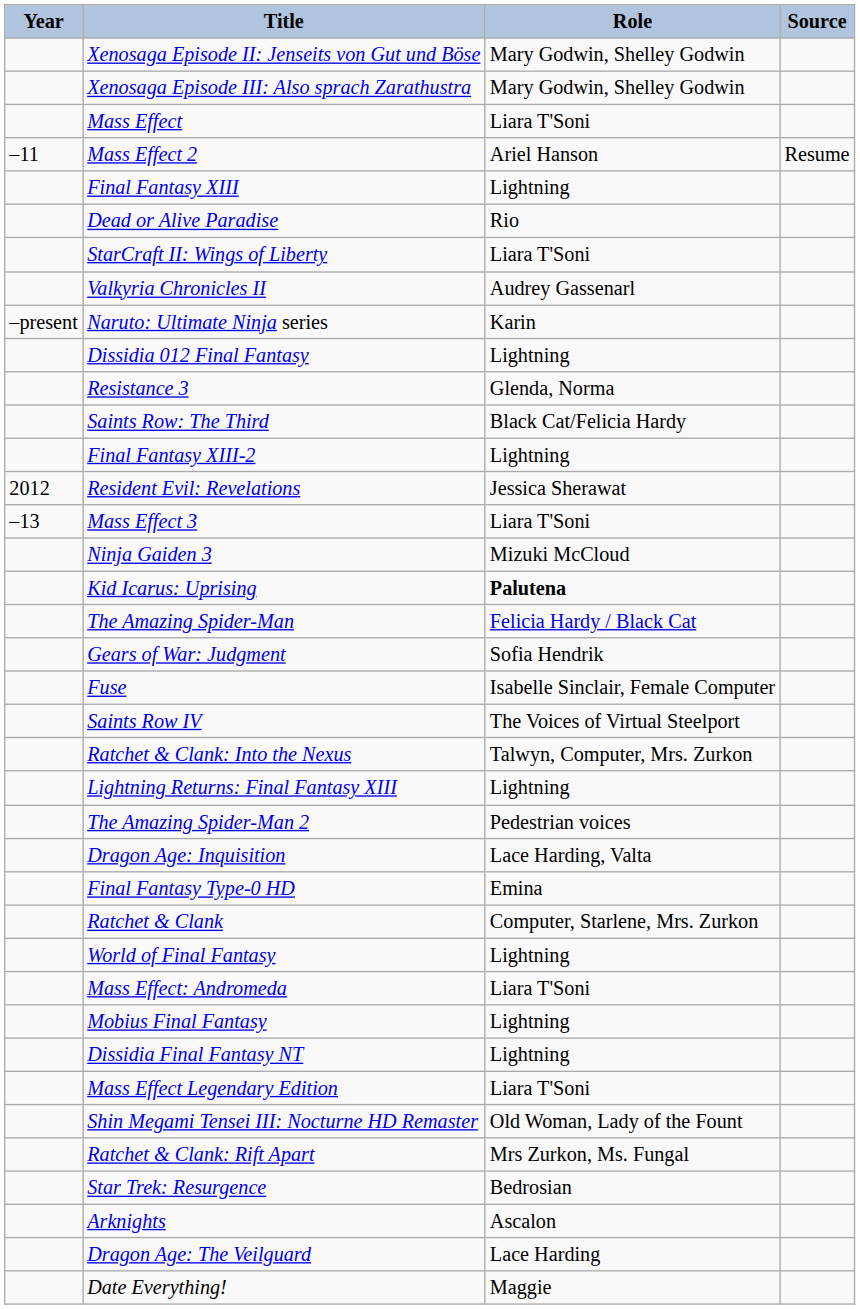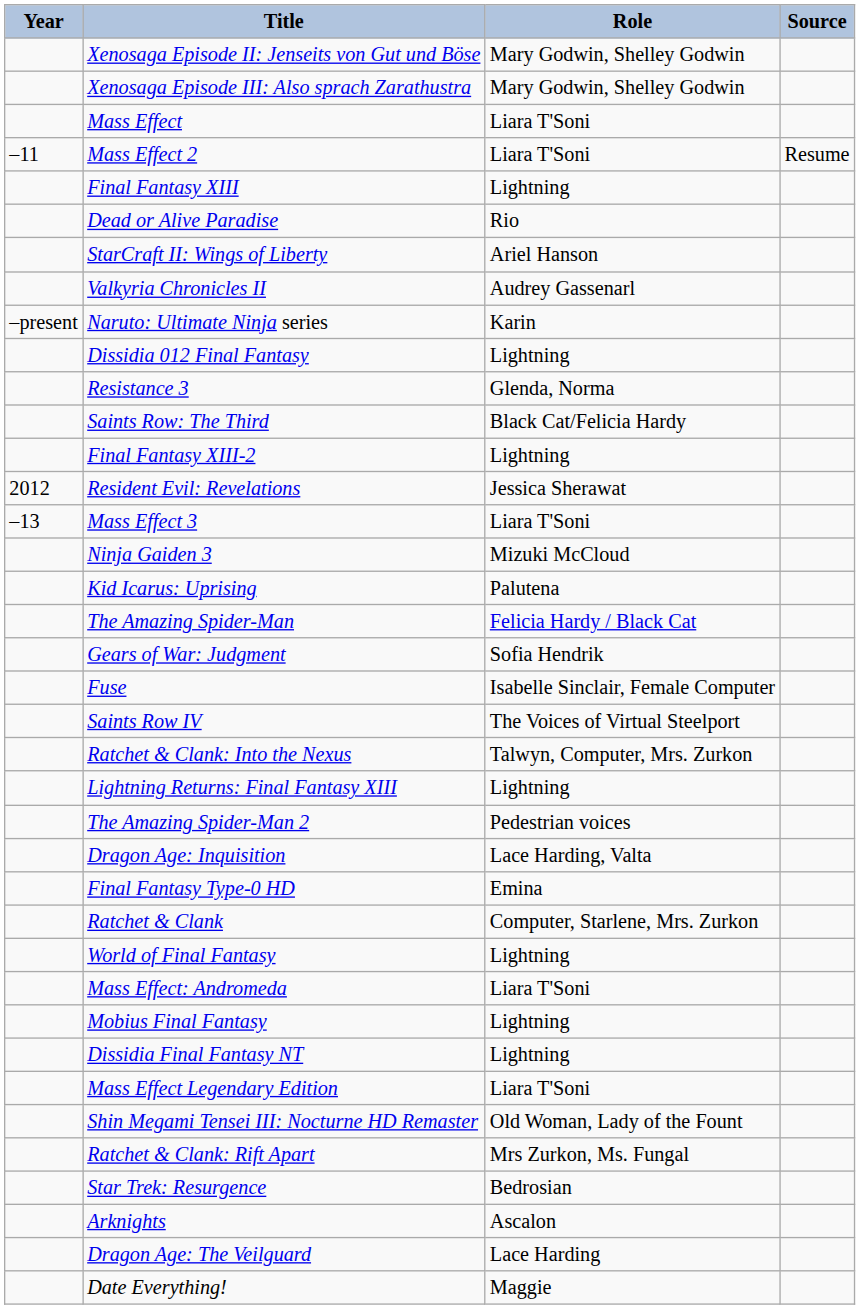(544, 154) Ariel Hanson -> (540, 154) Liara T'Soni
(540, 254) Liara T'Soni -> (544, 254) Ariel Hanson
(528, 588) bold -> (525, 588) normal
